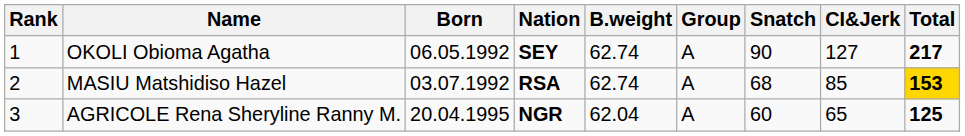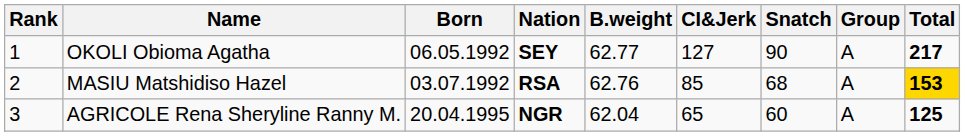columns swapped: (711, 20) <-> (863, 20)
(614, 51) 62.74 -> (614, 51) 62.77
(614, 83) 62.74 -> (614, 83) 62.76
